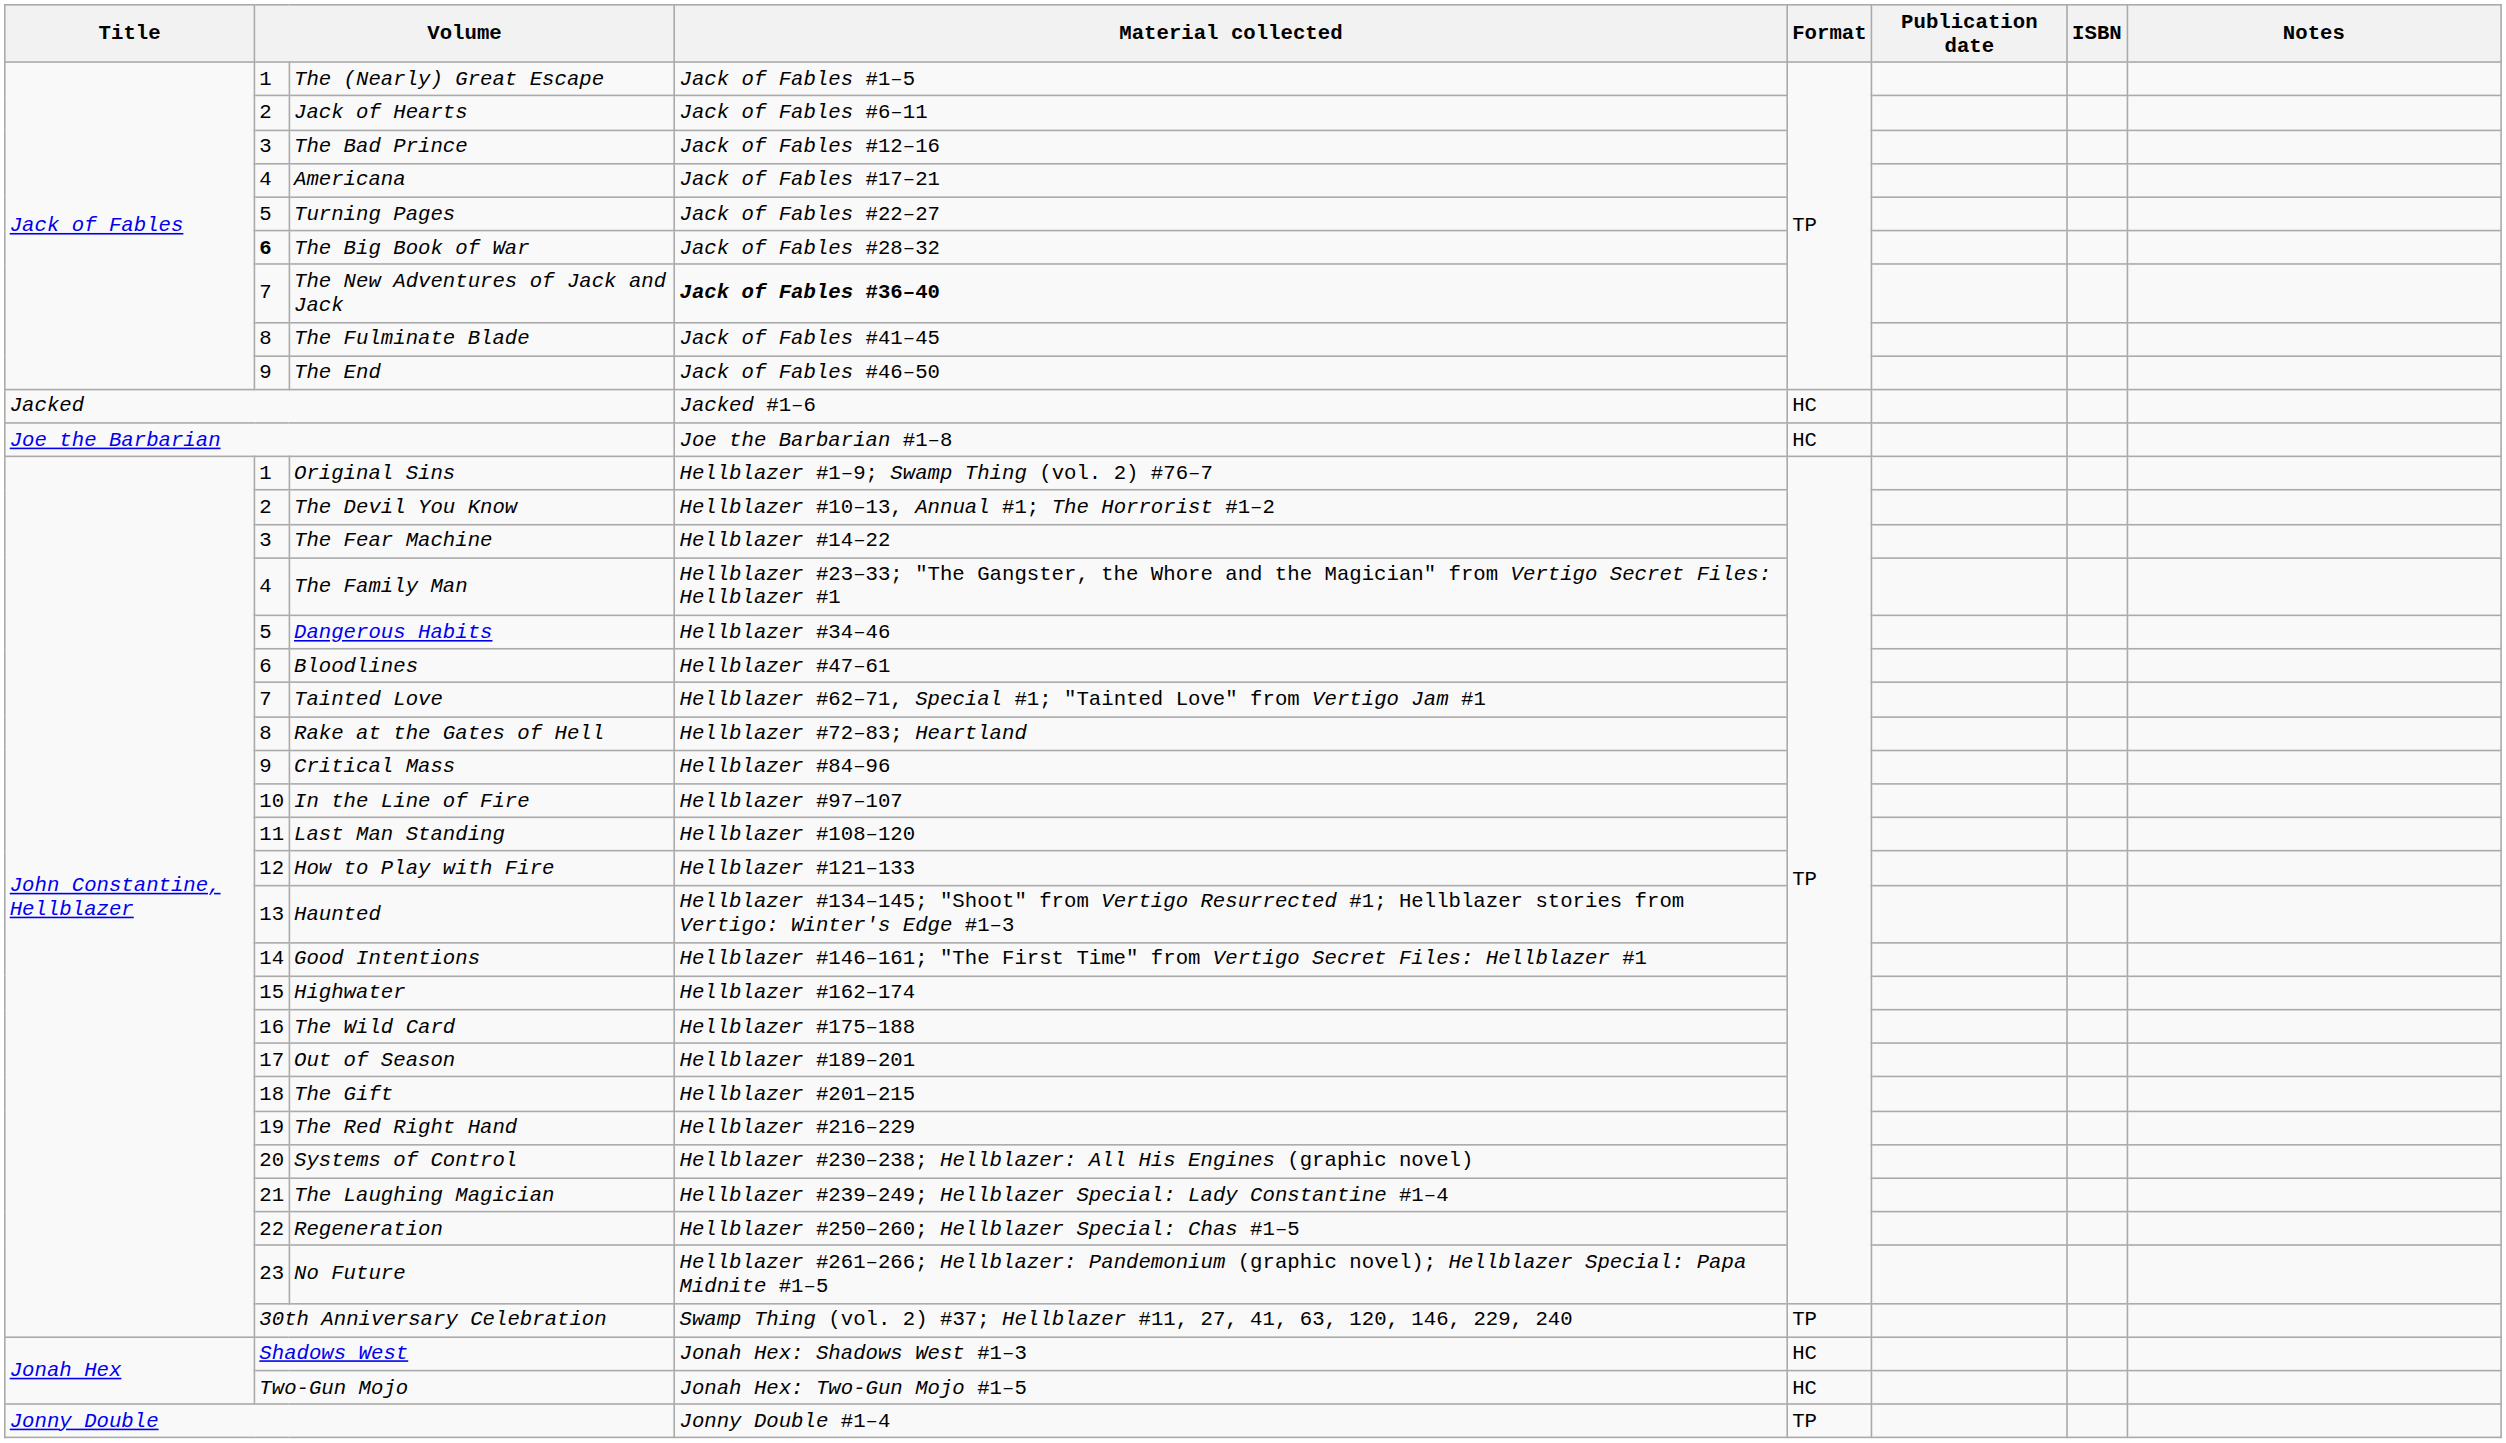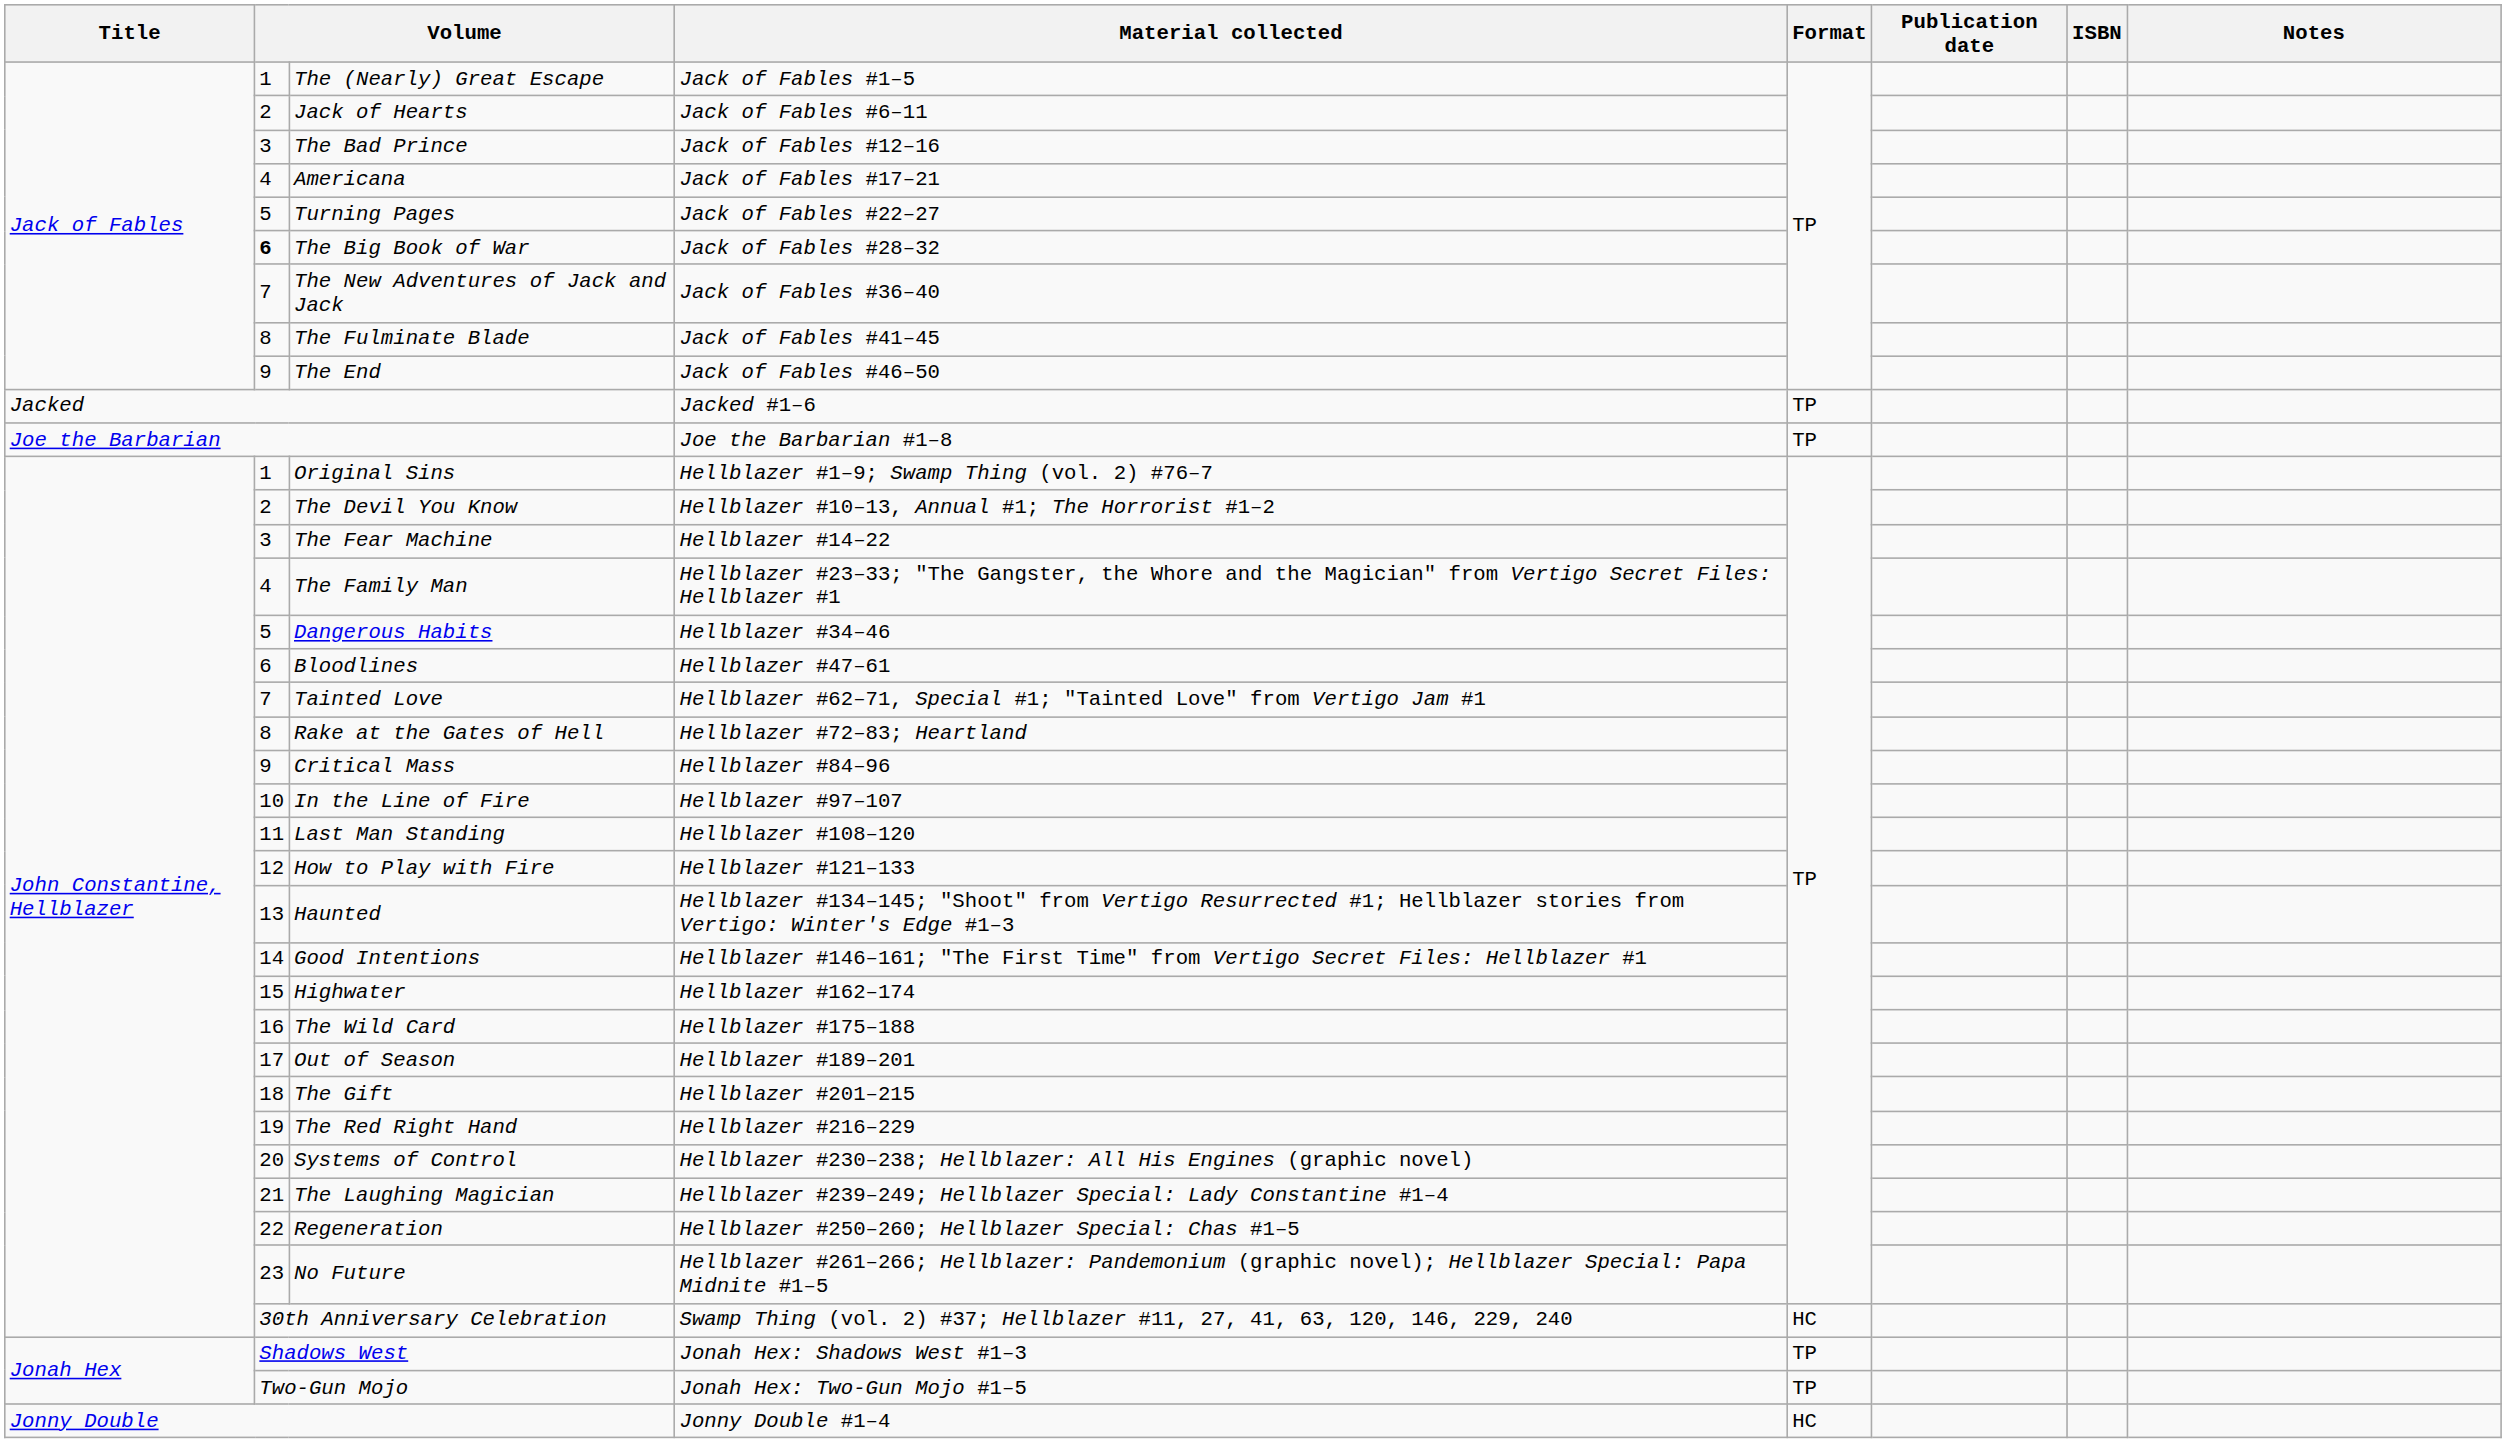(810, 293) bold -> (810, 293) normal
(1805, 406) HC -> (1805, 406) TP
(1805, 440) HC -> (1805, 440) TP
(1805, 1320) TP -> (1805, 1320) HC
(1805, 1354) HC -> (1805, 1354) TP
(1805, 1387) HC -> (1805, 1387) TP
(1805, 1421) TP -> (1805, 1421) HC
